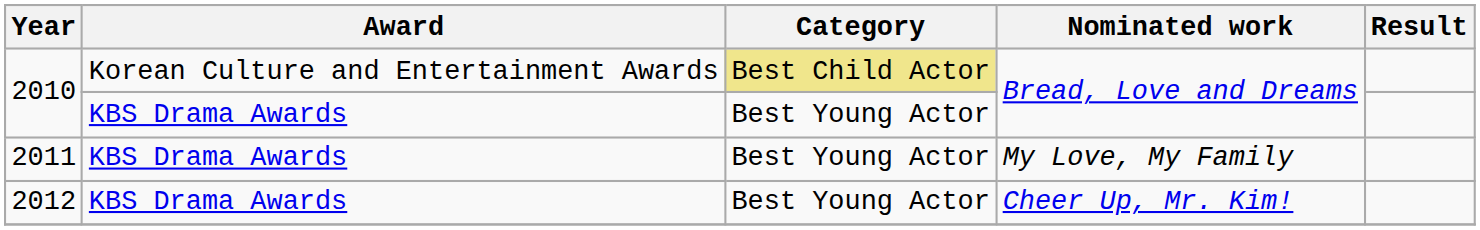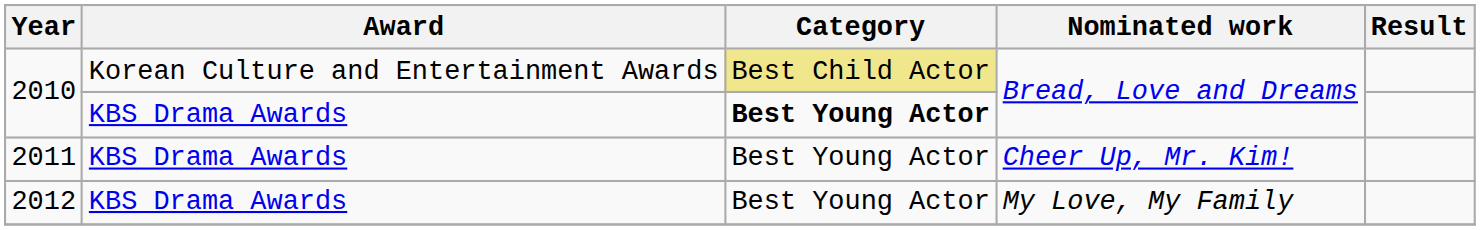(861, 115) normal -> (861, 115) bold
(1148, 159) My Love, My Family -> (1148, 159) Cheer Up, Mr. Kim!
(1148, 202) Cheer Up, Mr. Kim! -> (1148, 202) My Love, My Family
